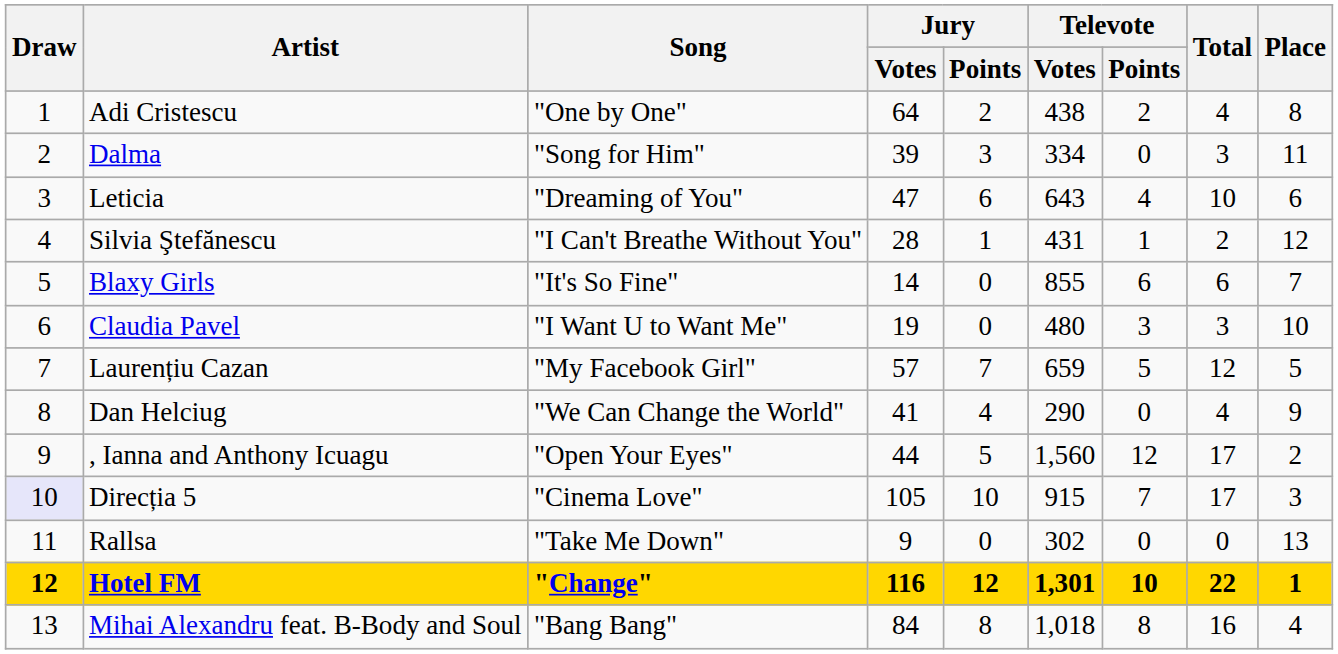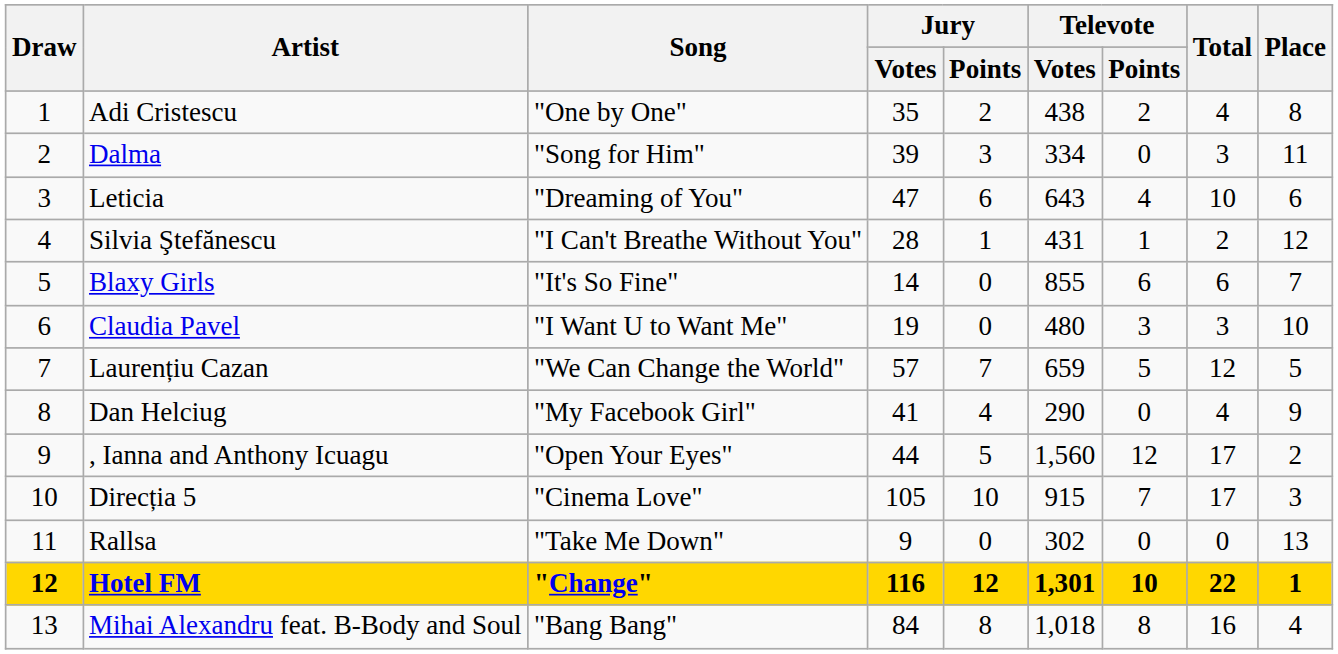(906, 111) 64 -> (906, 111) 35
(645, 369) "My Facebook Girl" -> (689, 369) "We Can Change the World"
(689, 411) "We Can Change the World" -> (645, 411) "My Facebook Girl"
(44, 497) lavender background -> (44, 497) no background
